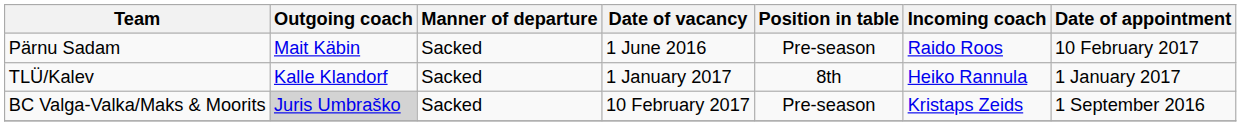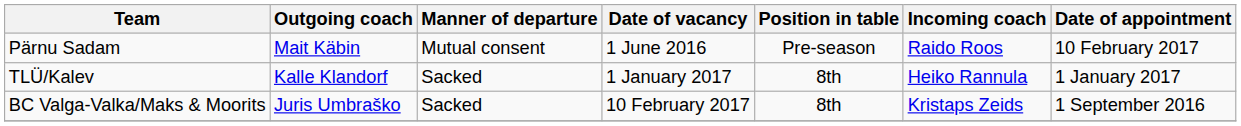(452, 47) Sacked -> (483, 47) Mutual consent
(337, 105) lightgrey background -> (337, 105) no background
(829, 105) Pre-season -> (829, 105) 8th
